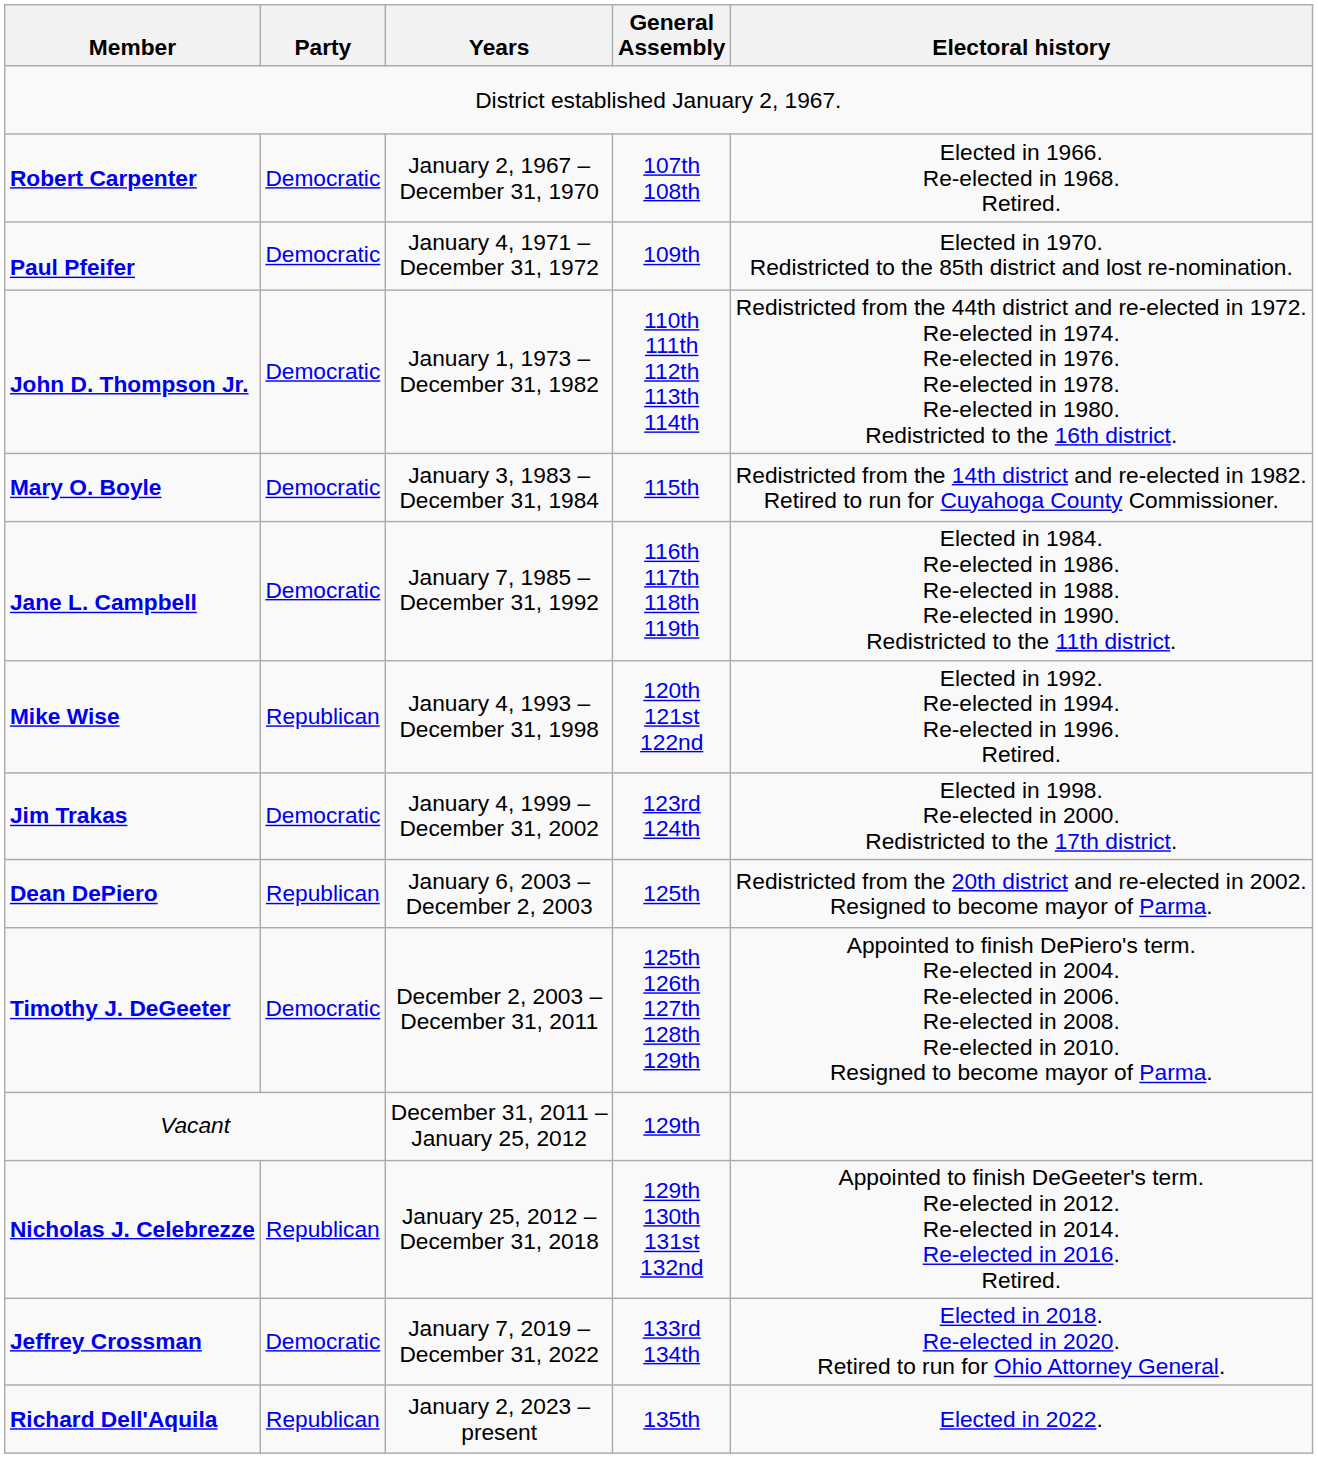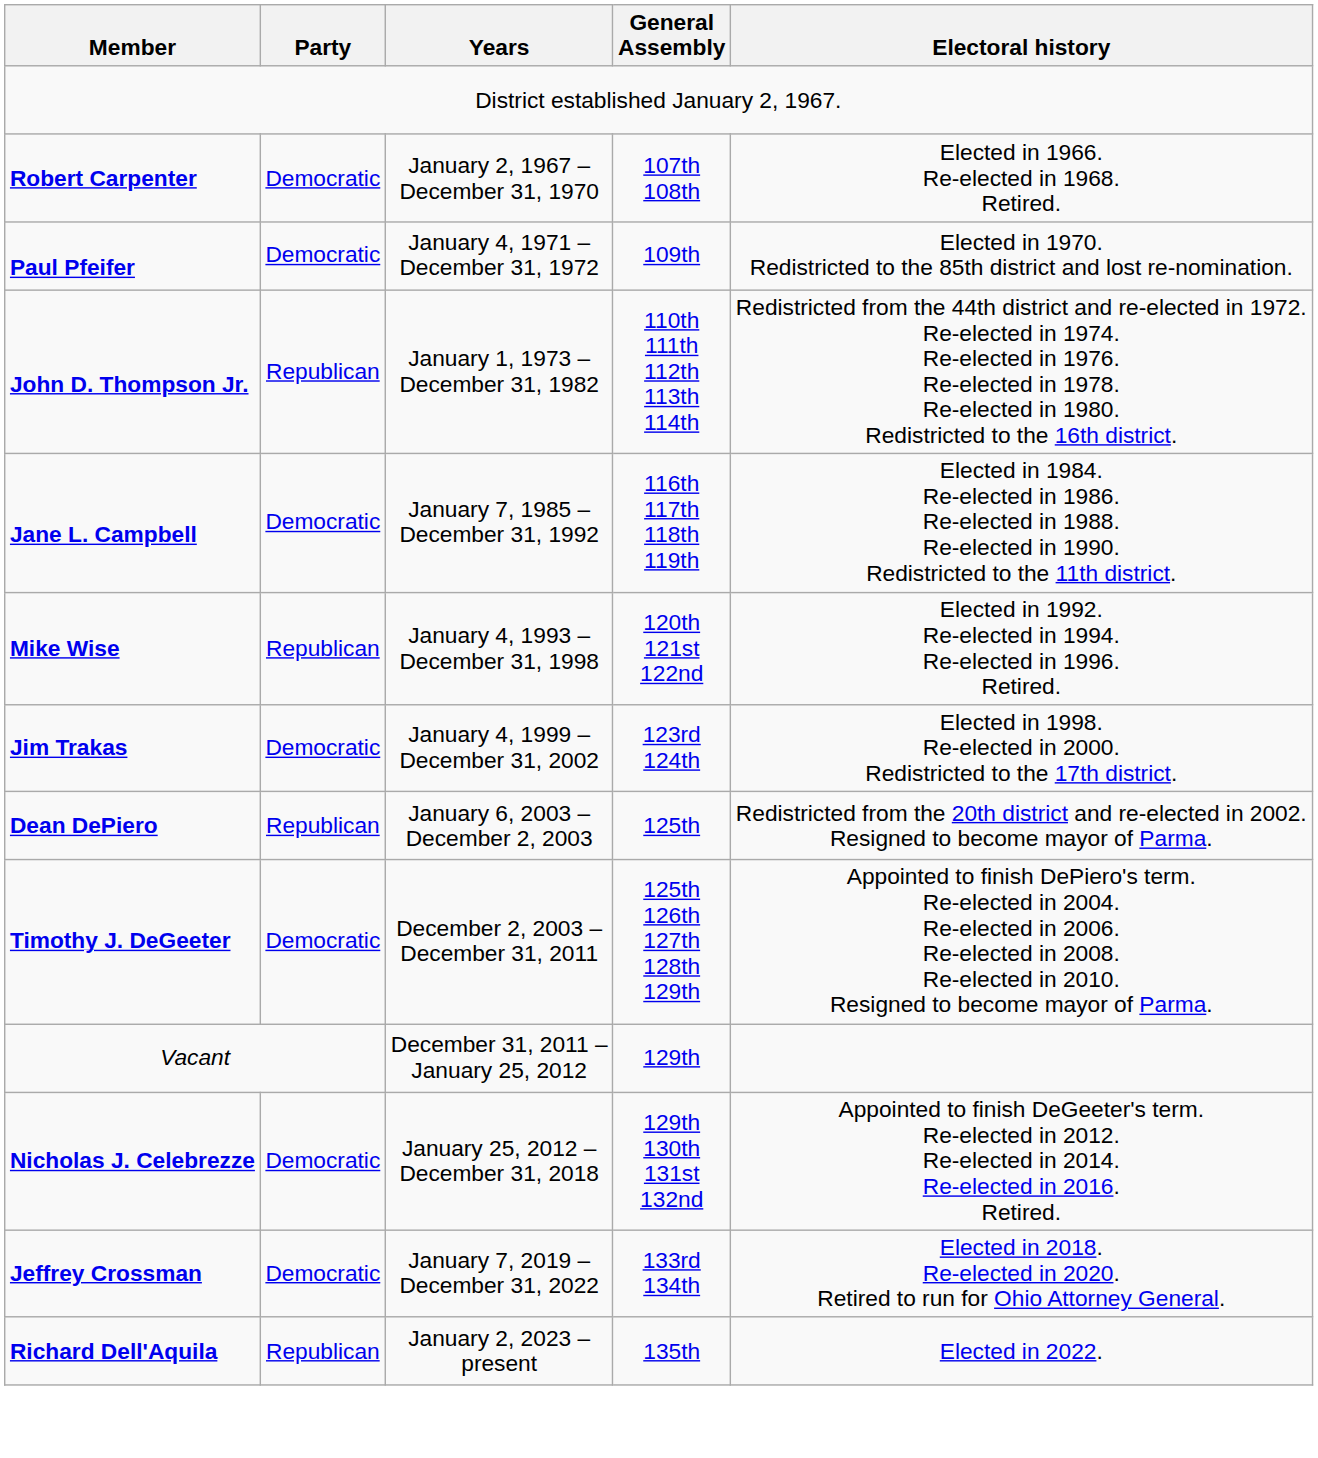(323, 371) Democratic -> (323, 371) Republican
- row: (86, 487)
(323, 1228) Republican -> (323, 1160) Democratic
